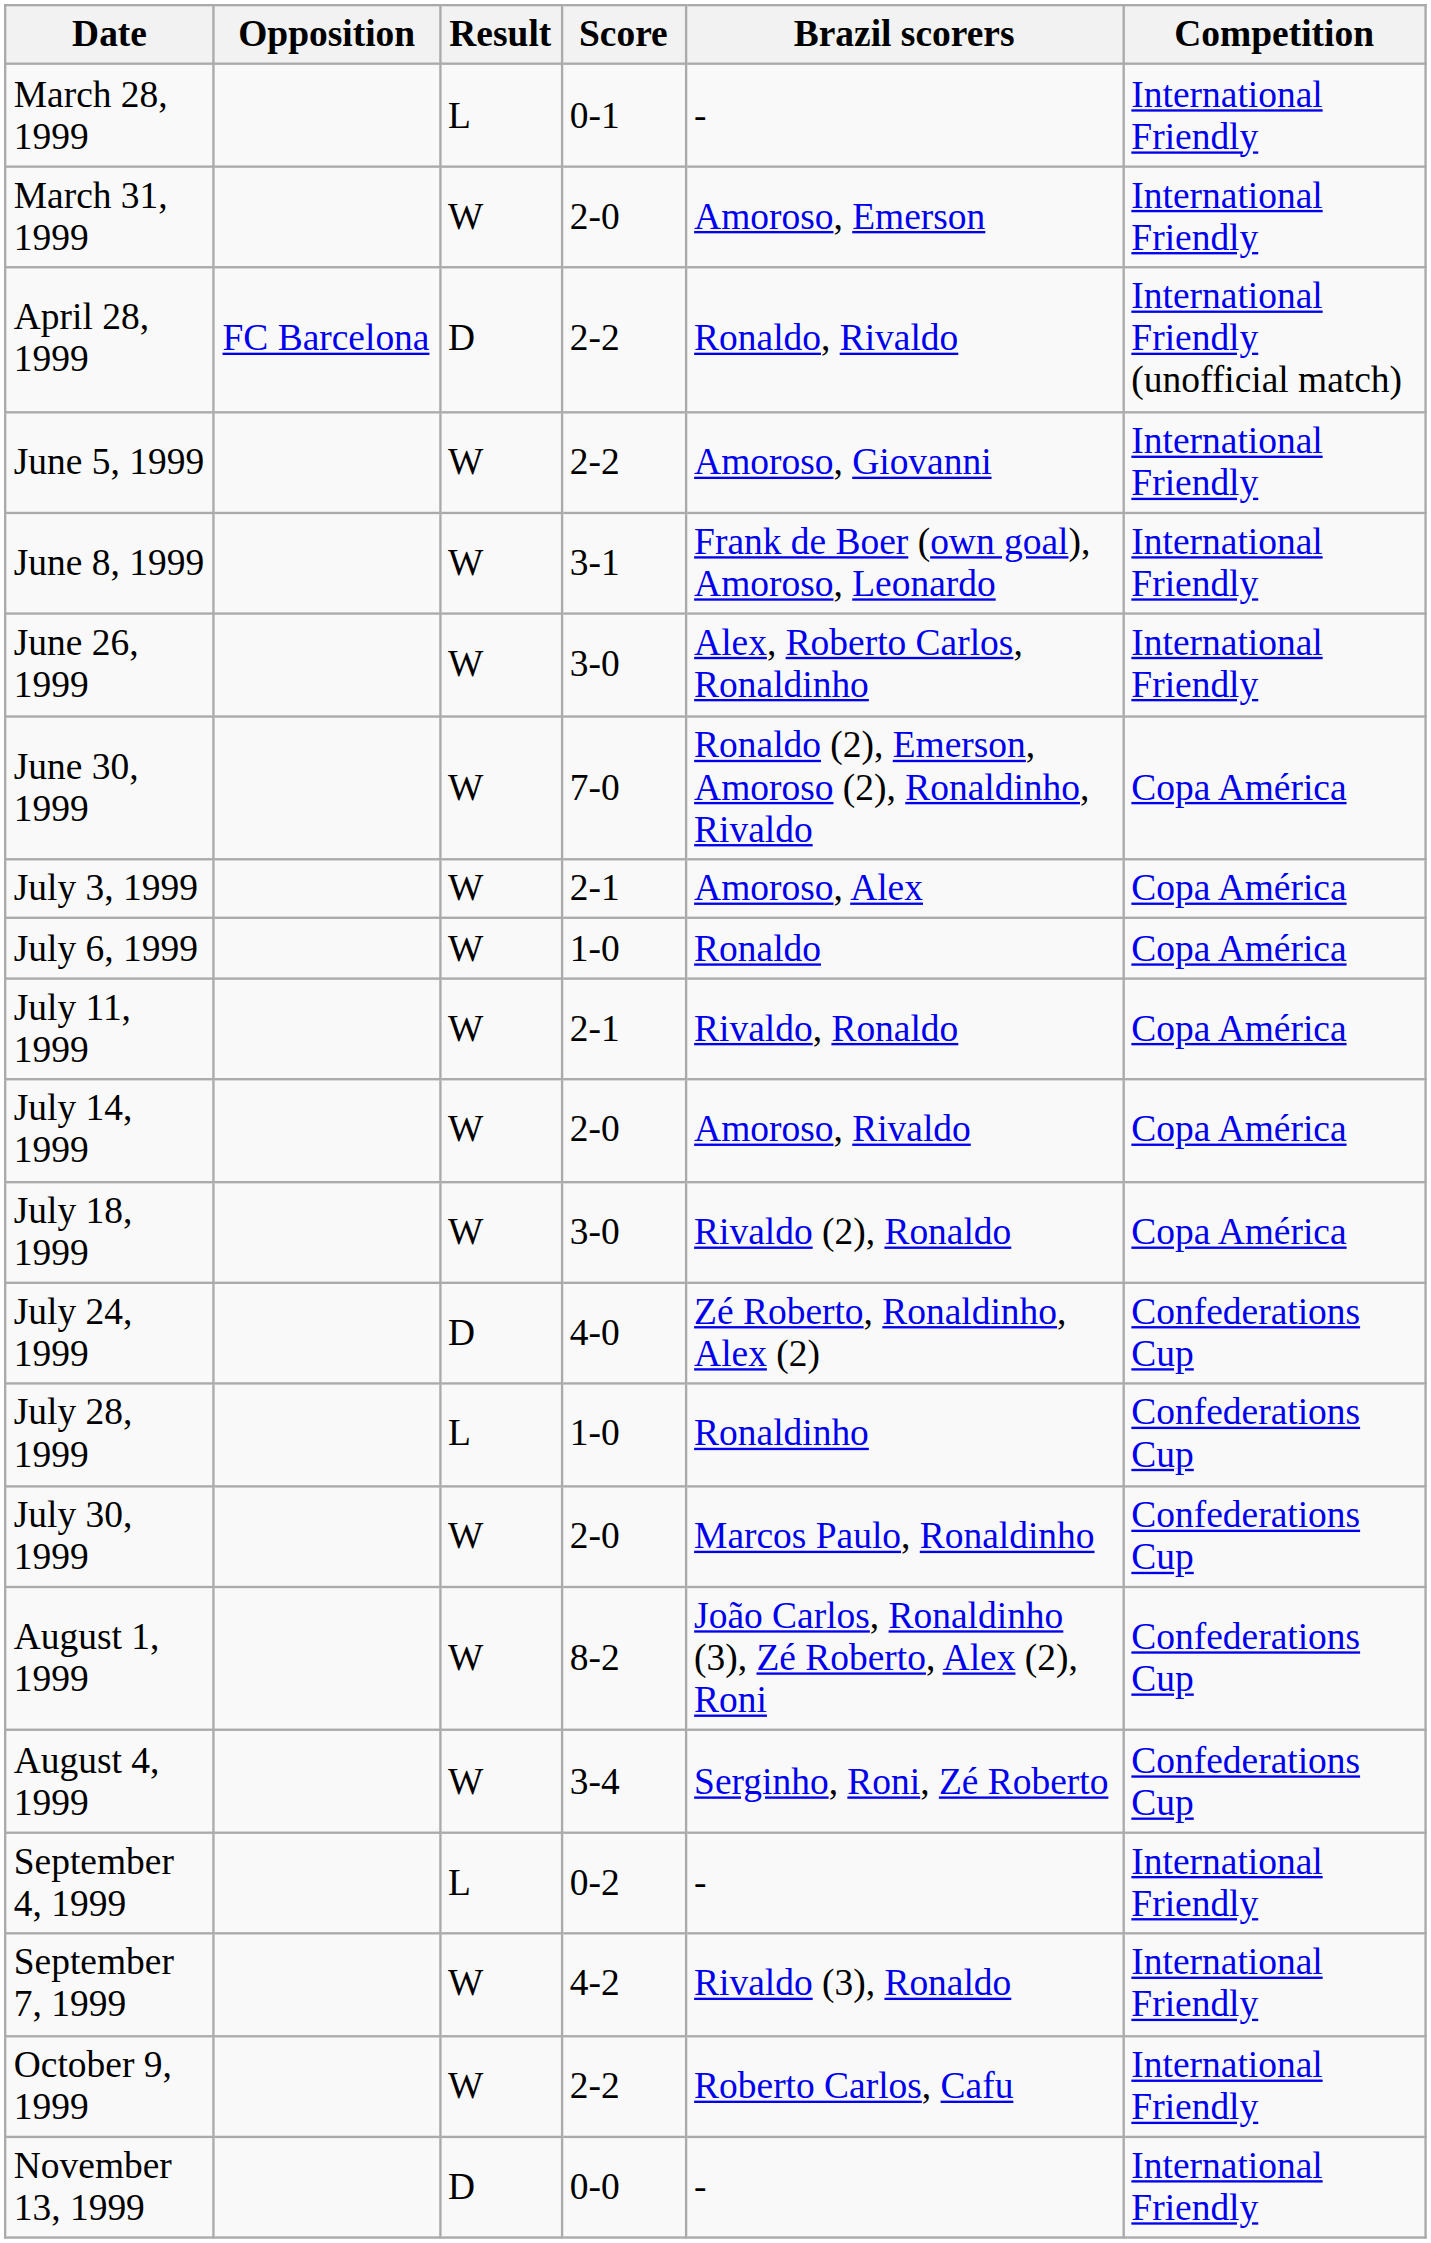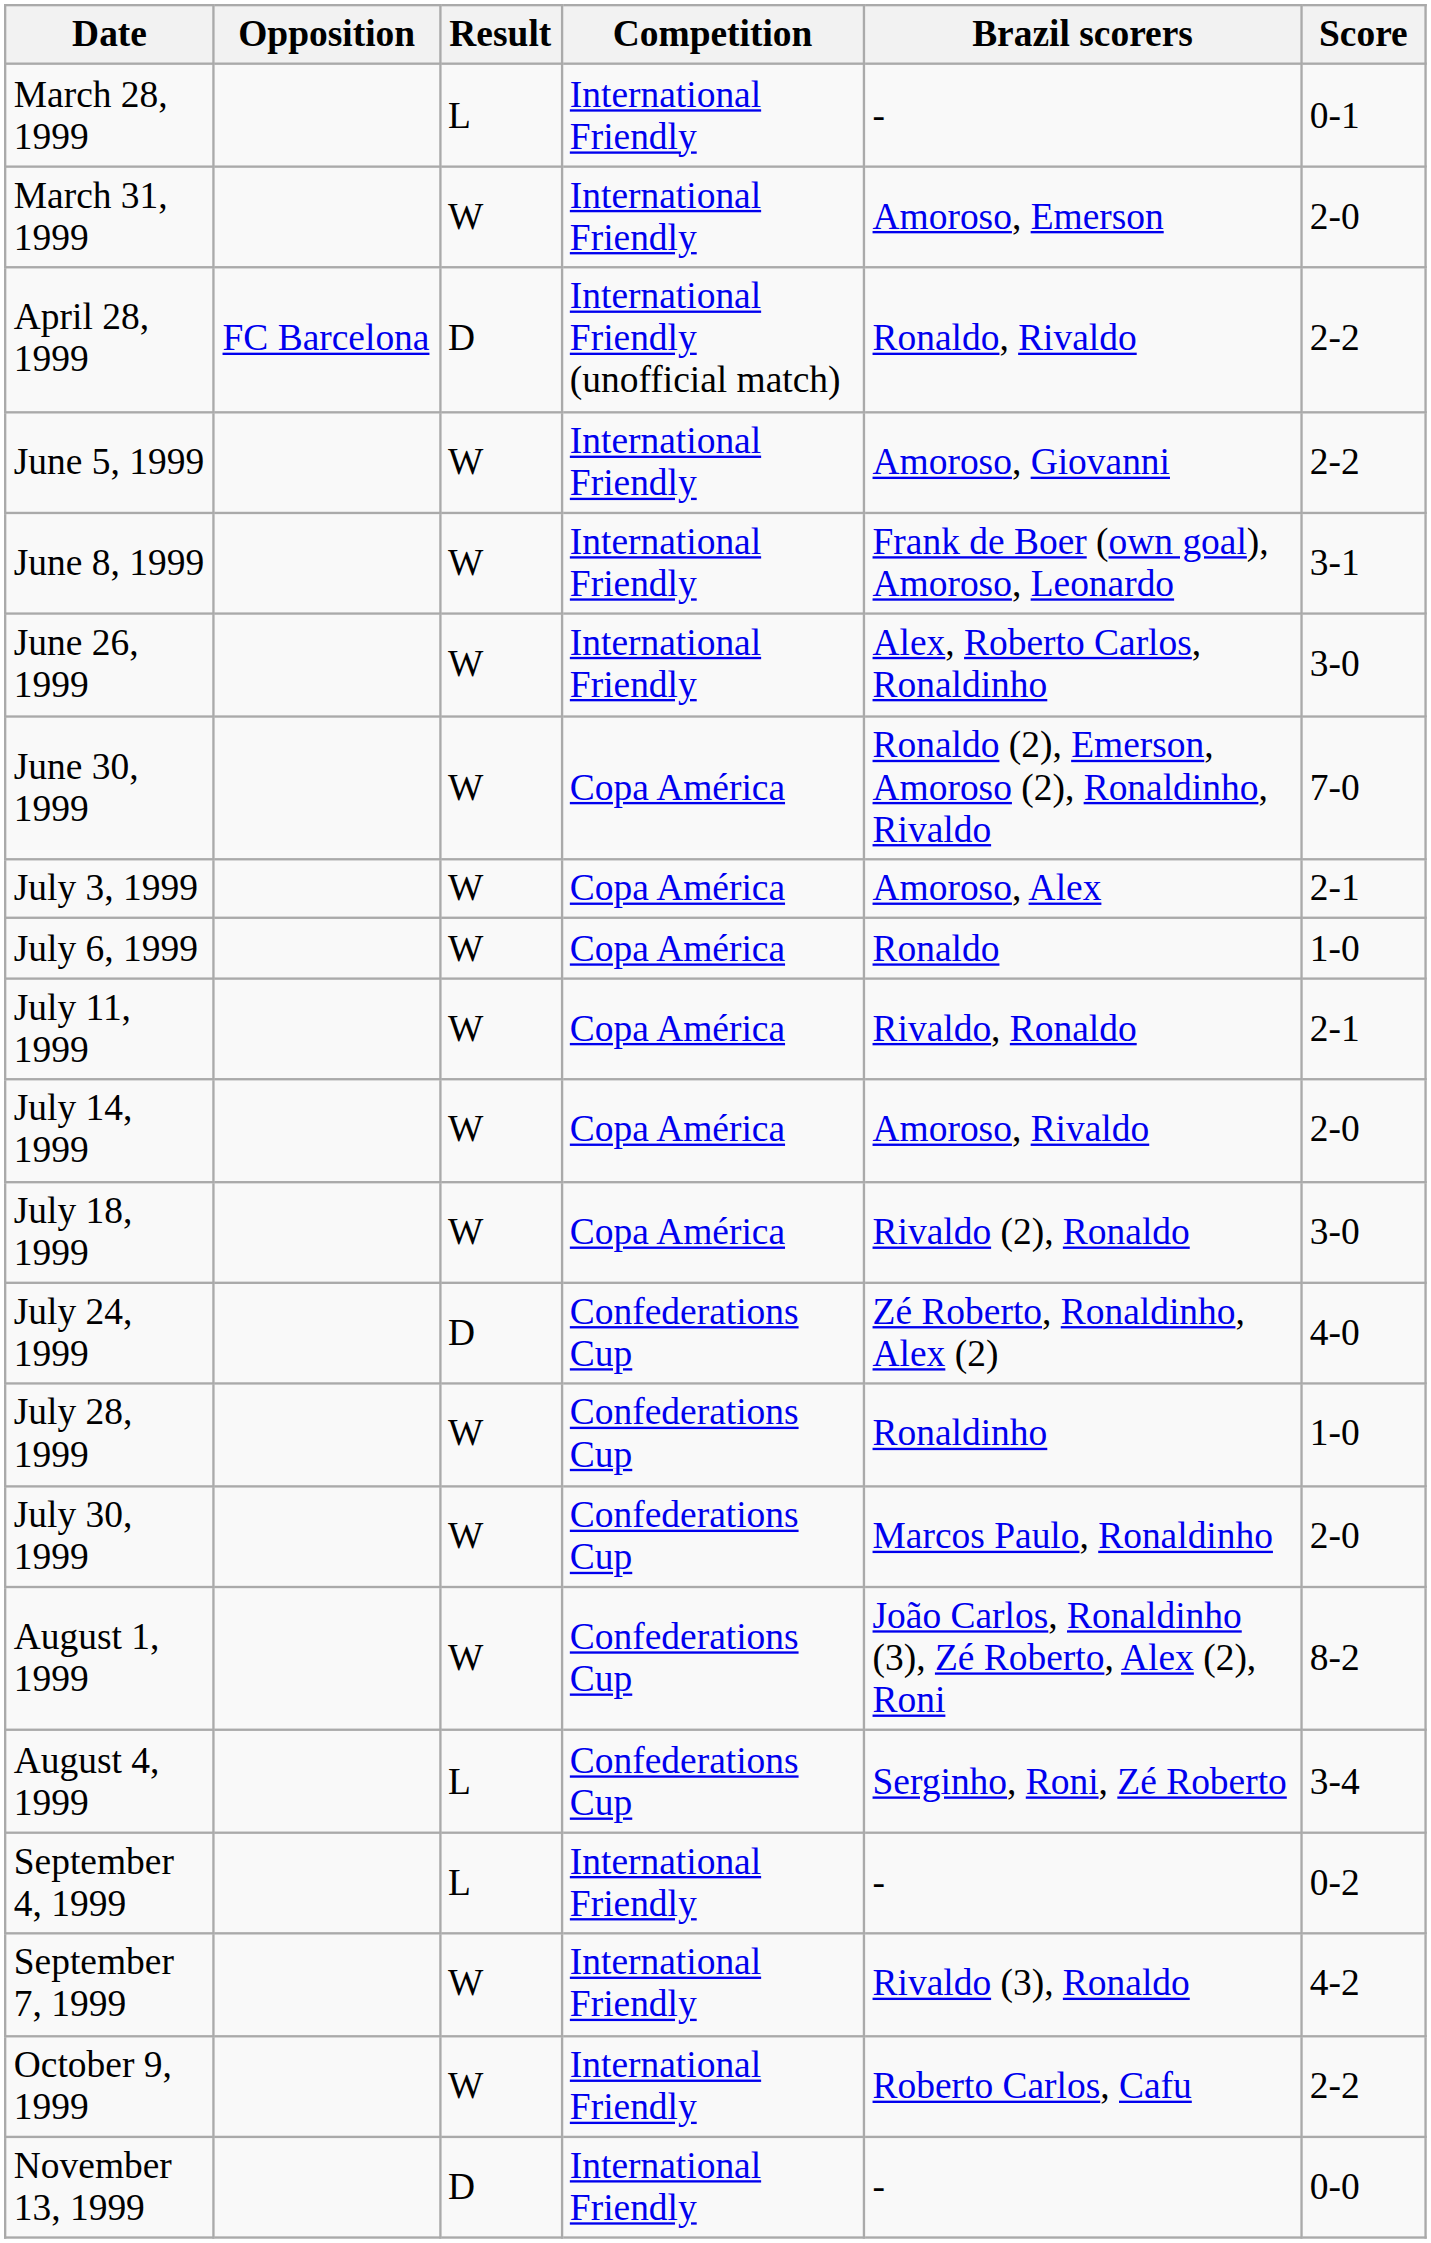columns swapped: (623, 34) <-> (1274, 34)
(459, 1434) L -> (466, 1434) W
(466, 1780) W -> (459, 1780) L
